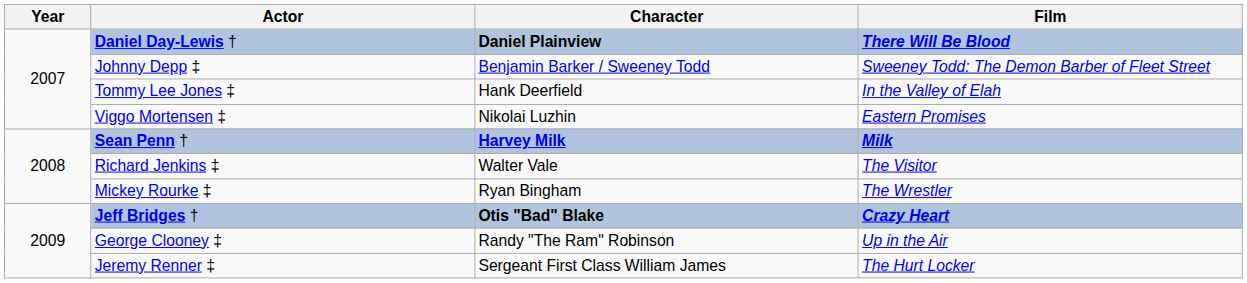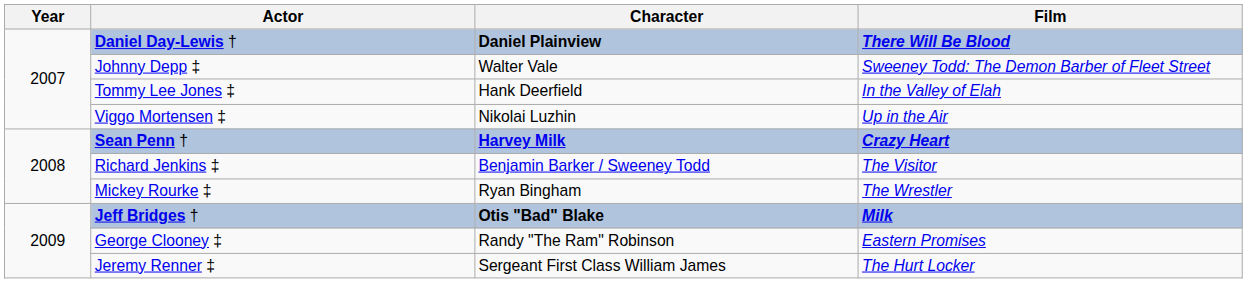(594, 66) Benjamin Barker / Sweeney Todd -> (518, 66) Walter Vale
(924, 116) Eastern Promises -> (905, 116) Up in the Air
(877, 141) Milk -> (906, 141) Crazy Heart
(518, 166) Walter Vale -> (594, 166) Benjamin Barker / Sweeney Todd
(906, 215) Crazy Heart -> (877, 215) Milk
(905, 240) Up in the Air -> (924, 240) Eastern Promises
